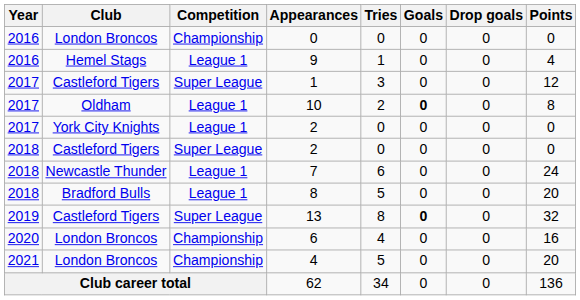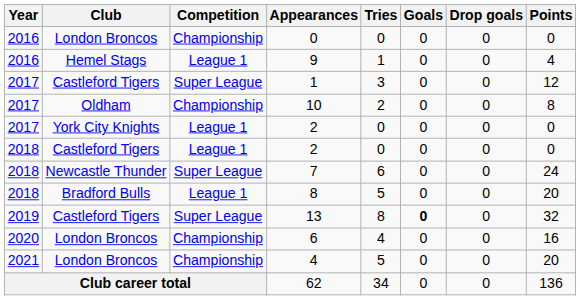(218, 104) League 1 -> (218, 104) Championship
(423, 104) bold -> (423, 104) normal
(218, 149) Super League -> (218, 149) League 1
(218, 171) League 1 -> (218, 171) Super League
